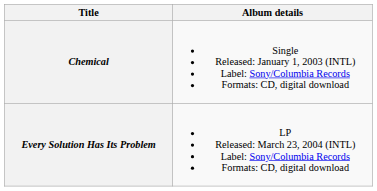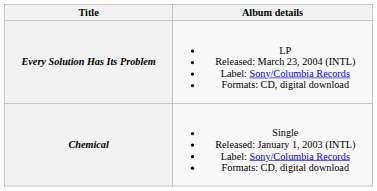rows swapped: (89, 144) <-> (89, 62)
